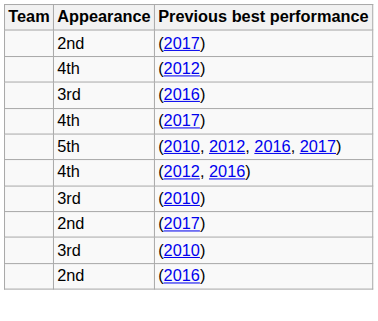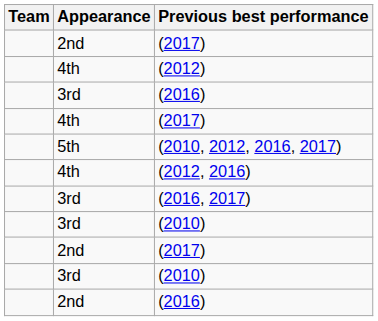+ row: (69, 198)
